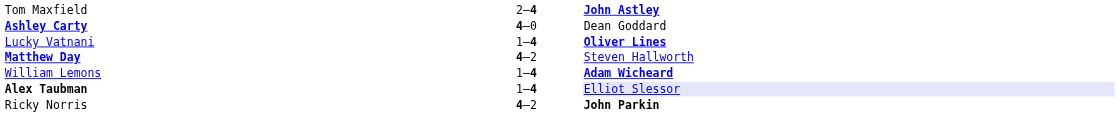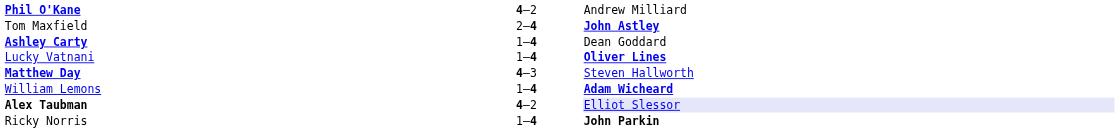+ row: (43, 10)
(526, 26) 4–0 -> (526, 42) 1–4
(526, 58) 4–2 -> (526, 73) 4–3
(526, 89) 1–4 -> (526, 105) 4–2
(526, 105) 4–2 -> (526, 121) 1–4
